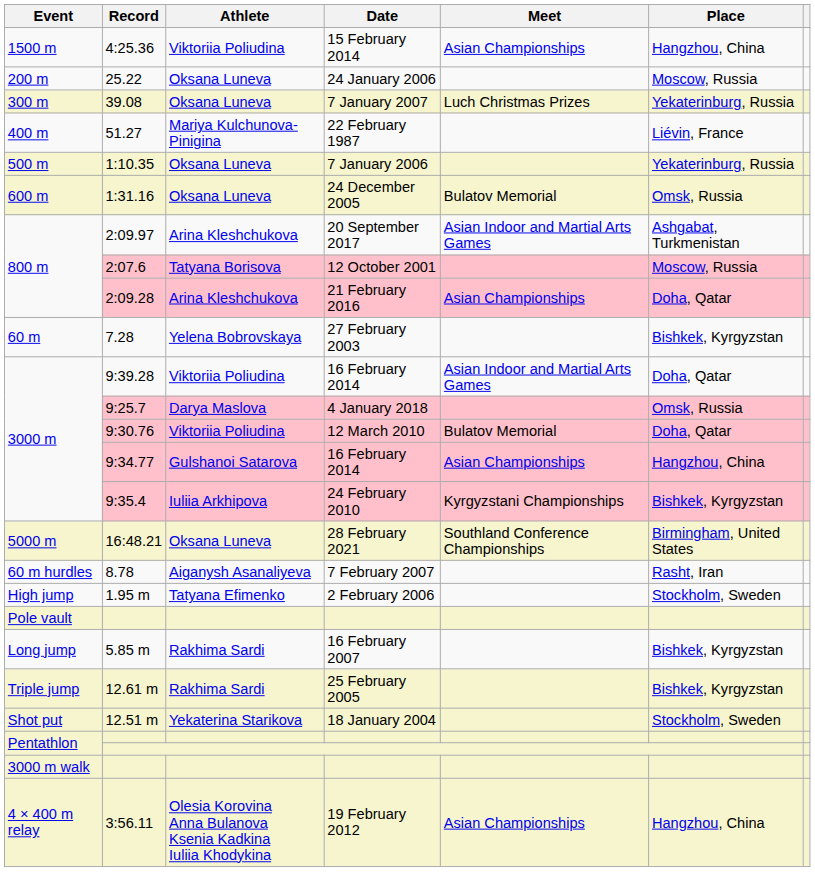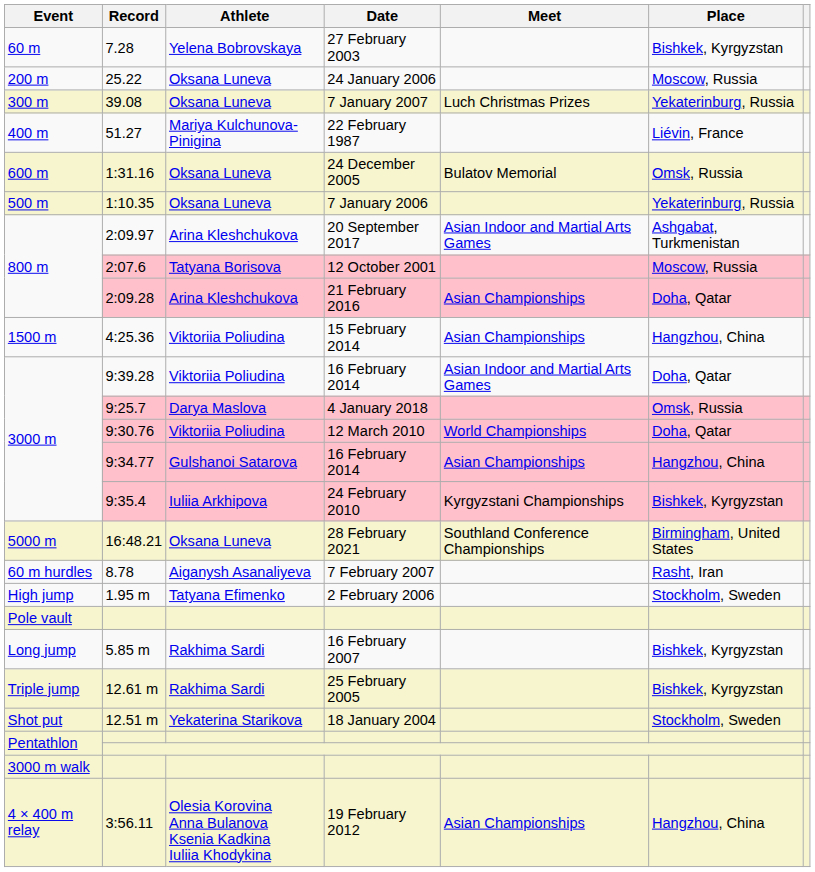rows swapped: (24, 337) <-> (32, 47)
rows swapped: (28, 164) <-> (28, 196)
(500, 431) Bulatov Memorial -> (515, 431) World Championships
